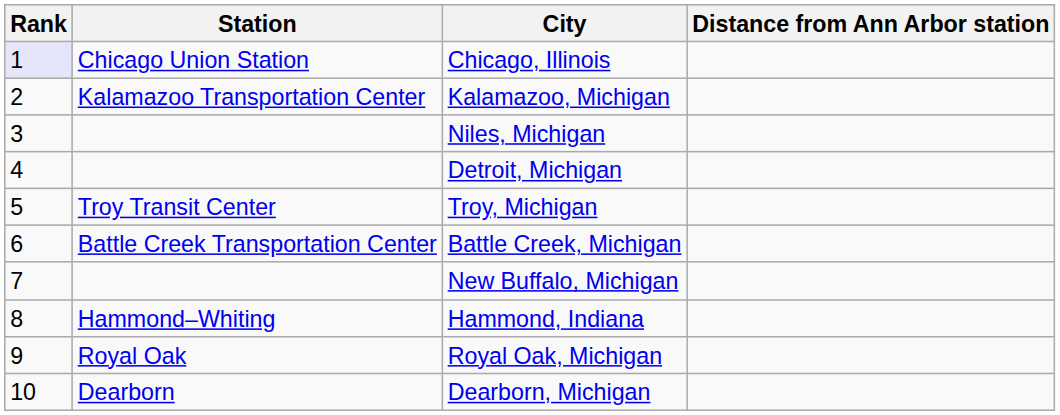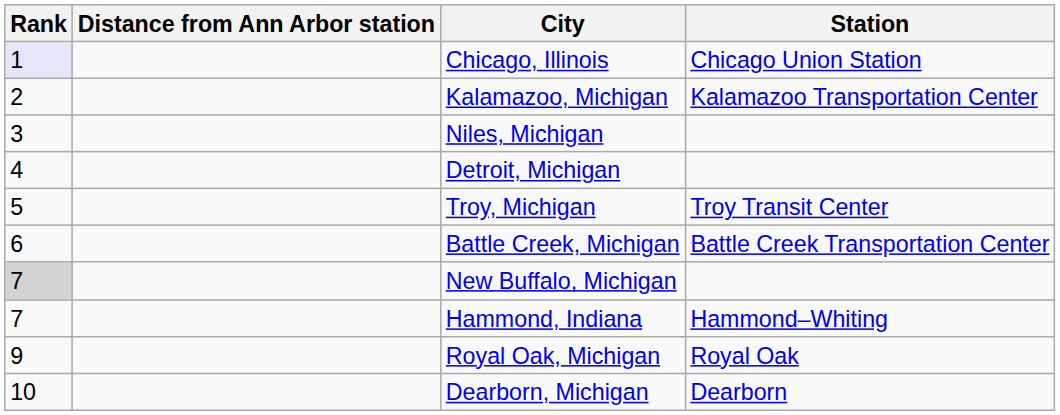columns swapped: (257, 23) <-> (871, 23)
(17, 281) no background -> (17, 281) lightgrey background
(17, 318) 8 -> (17, 318) 7
